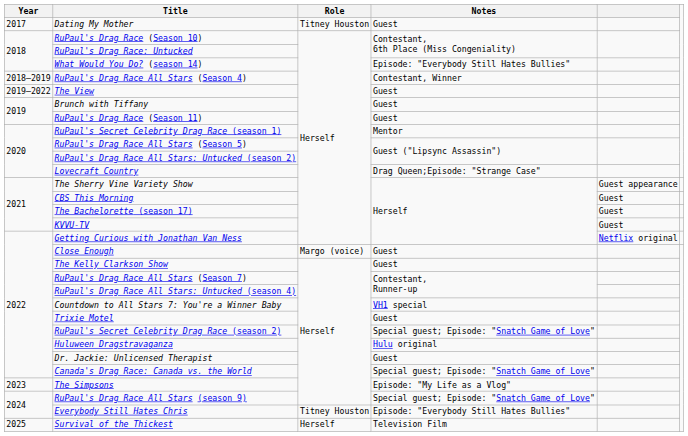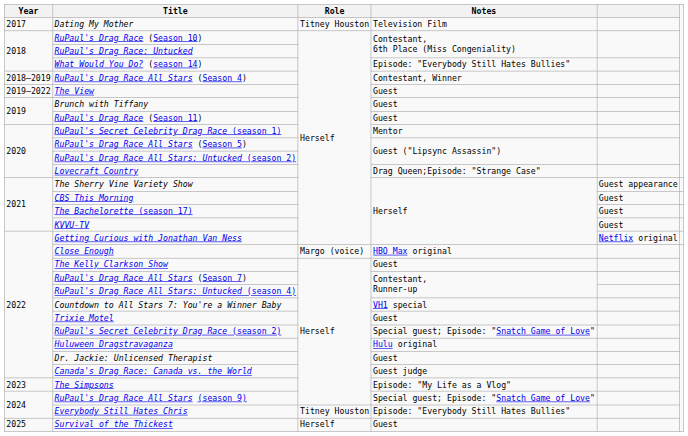(385, 24) Guest -> (410, 24) Television Film
(385, 251) Guest -> (412, 251) HBO Max original
(484, 371) Special guest; Episode: "Snatch Game of Love" -> (400, 371) Guest judge
(410, 425) Television Film -> (385, 425) Guest
